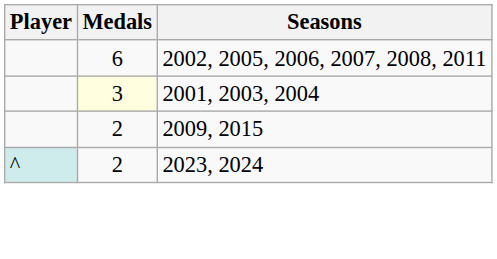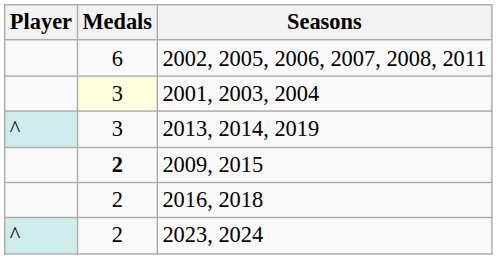+ row: (241, 128)
(117, 128) normal -> (117, 164) bold
+ row: (213, 199)
